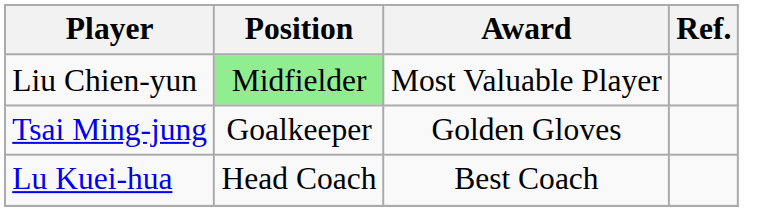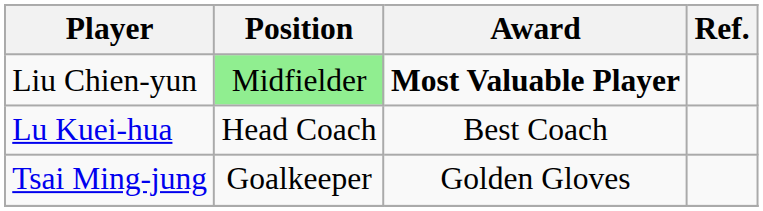(526, 79) normal -> (535, 79) bold
rows swapped: (92, 179) <-> (110, 129)
